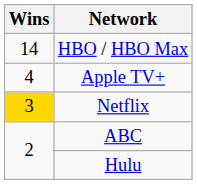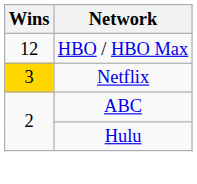(29, 48) 14 -> (29, 48) 12
- row: (123, 77)
